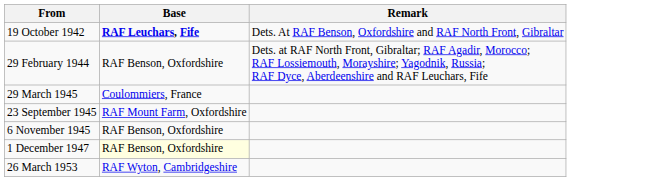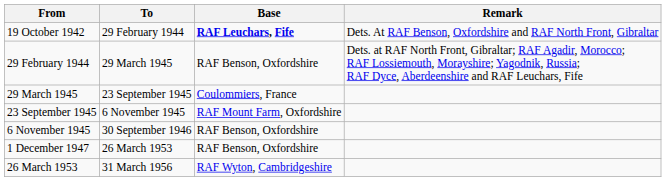+ column: (147, 13)
(163, 149) lightyellow background -> (257, 149) no background
